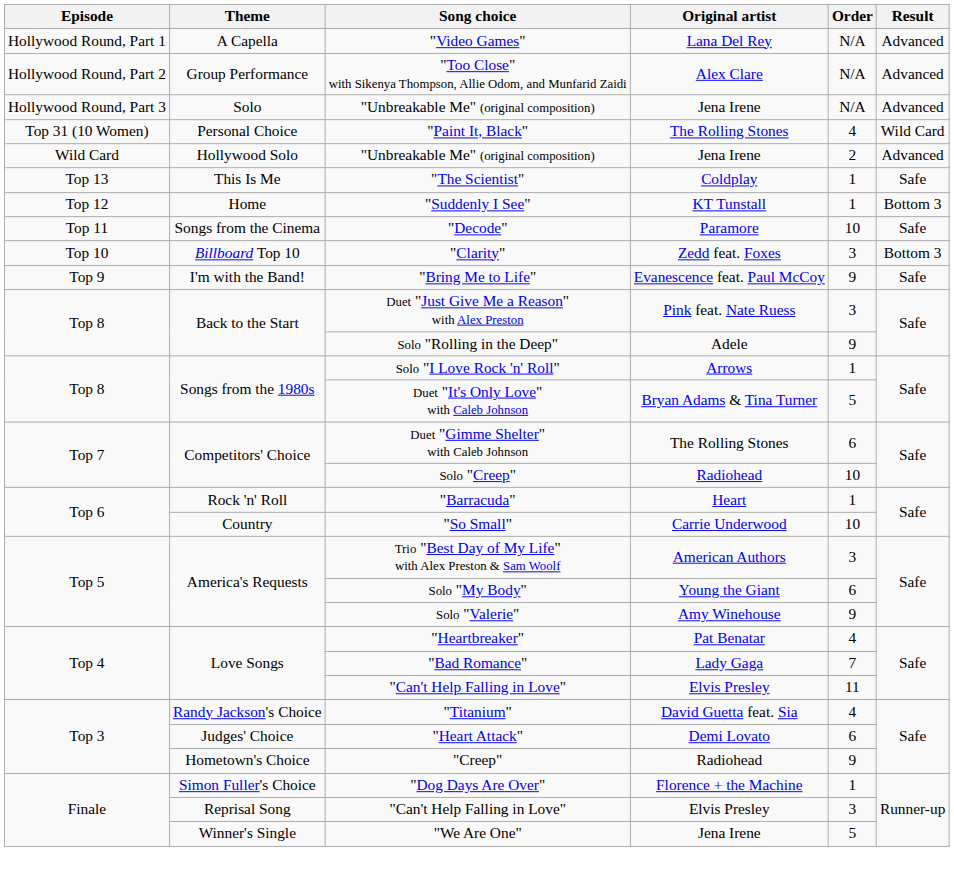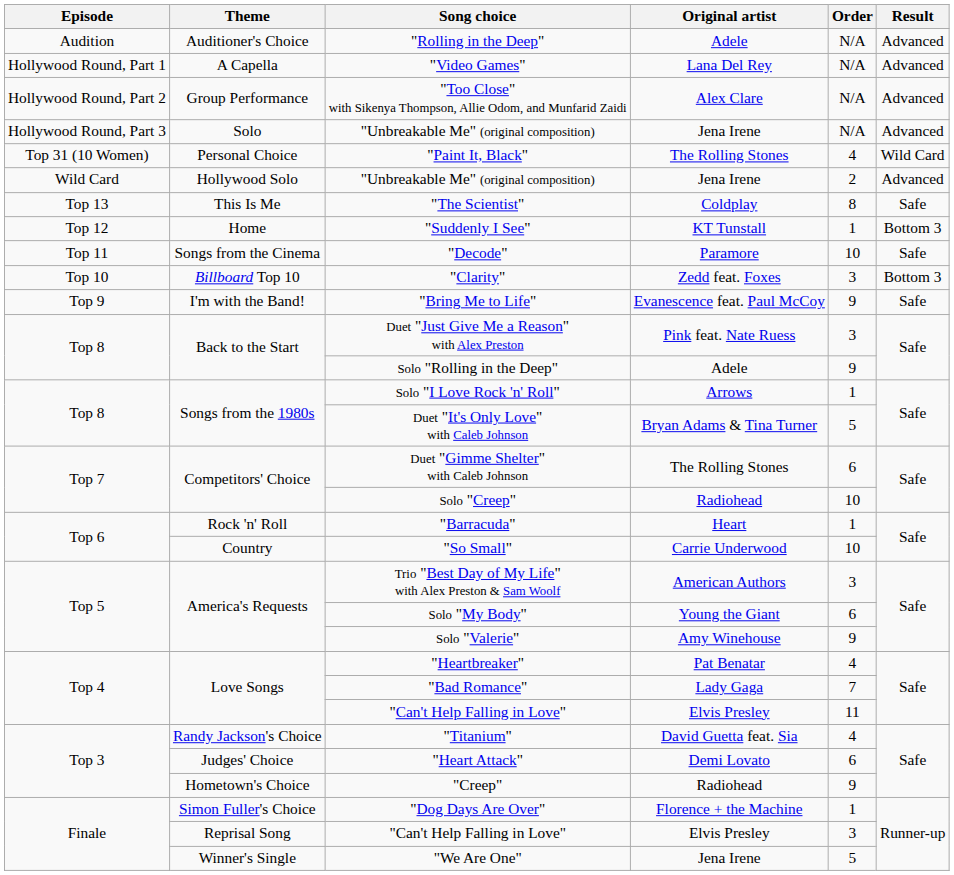+ row: (247, 41)
(852, 180) 1 -> (852, 204) 8
